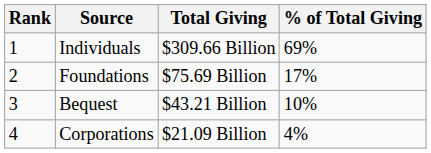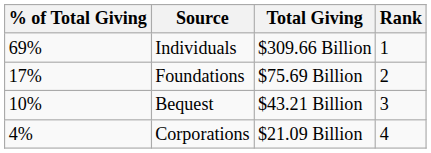columns swapped: (30, 18) <-> (353, 18)
